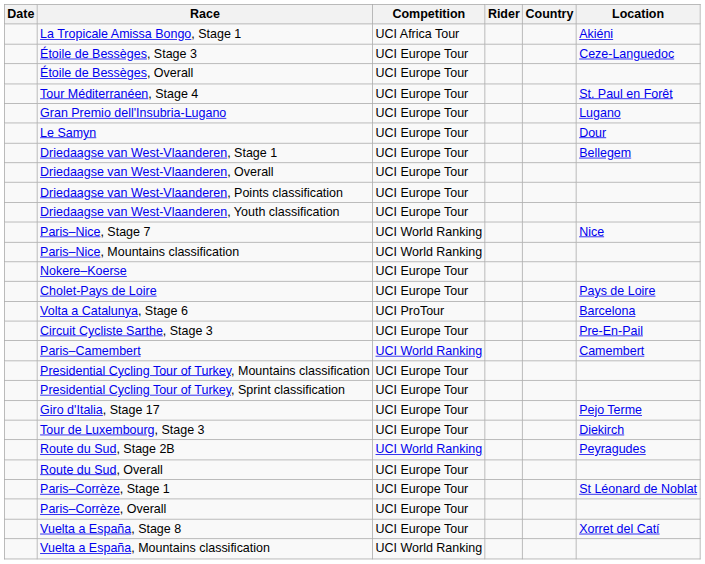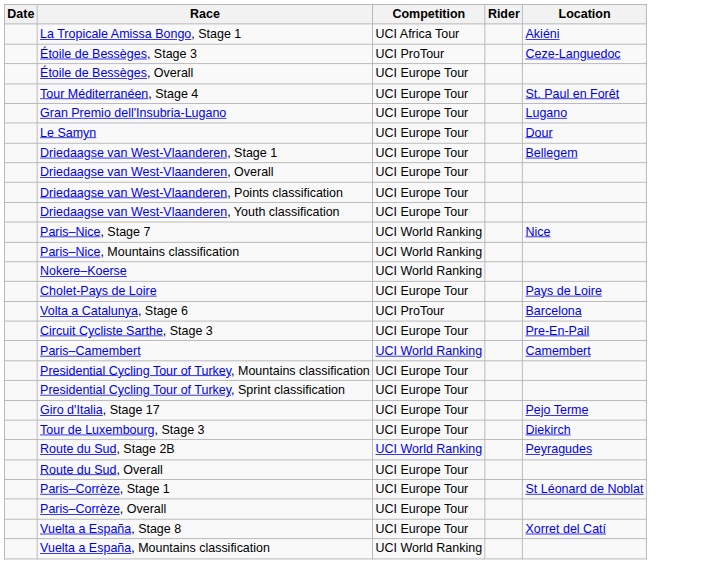- column: (549, 14)
(422, 53) UCI Europe Tour -> (410, 53) UCI ProTour
(422, 271) UCI Europe Tour -> (429, 271) UCI World Ranking
